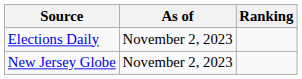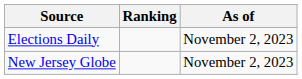columns swapped: (266, 16) <-> (178, 16)
